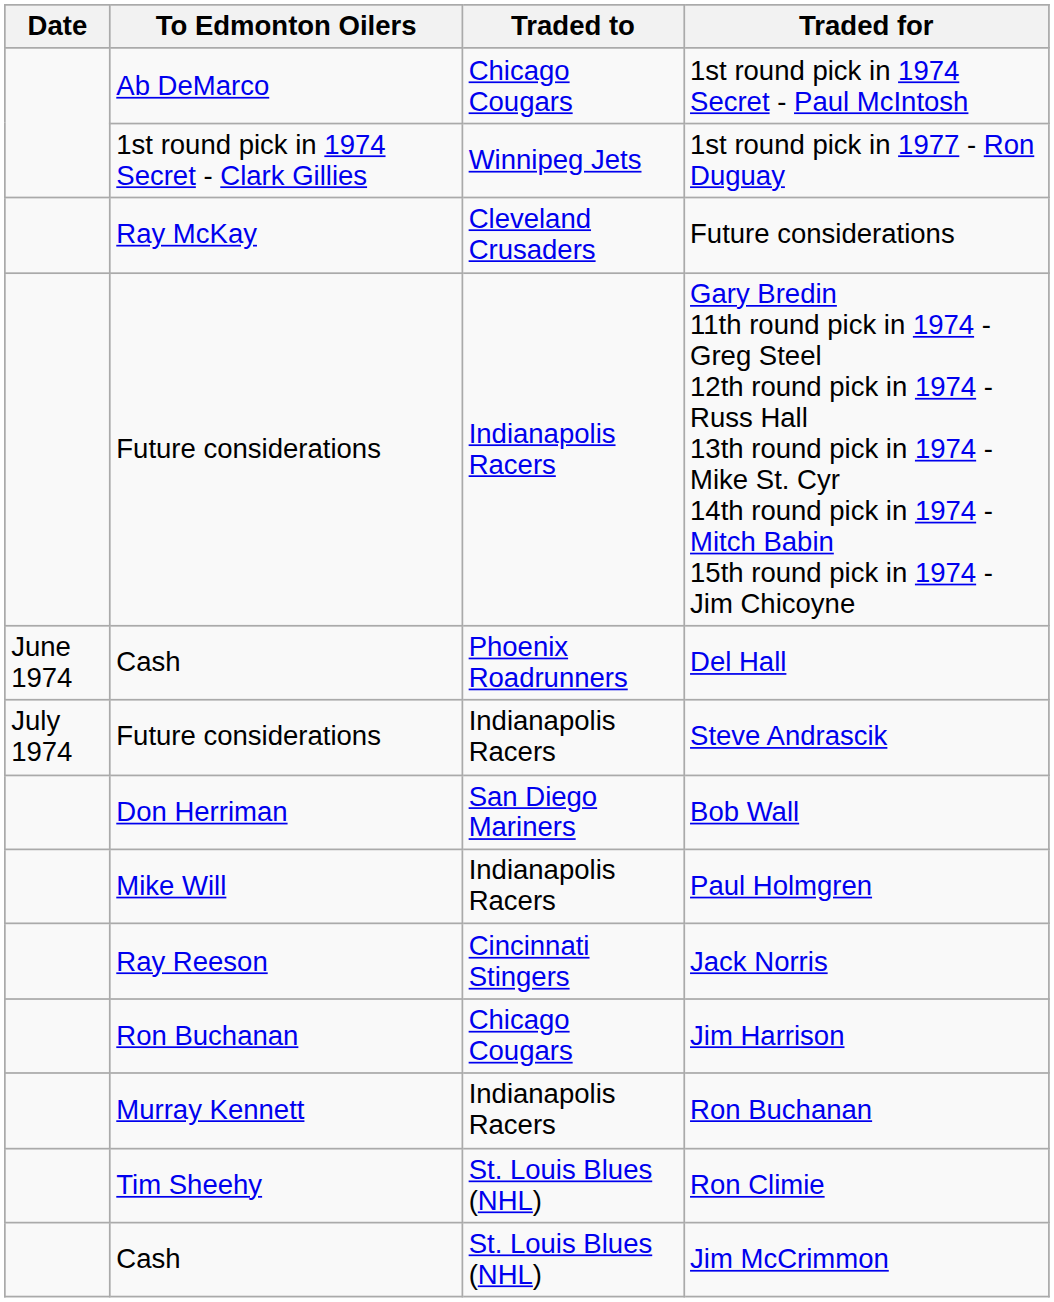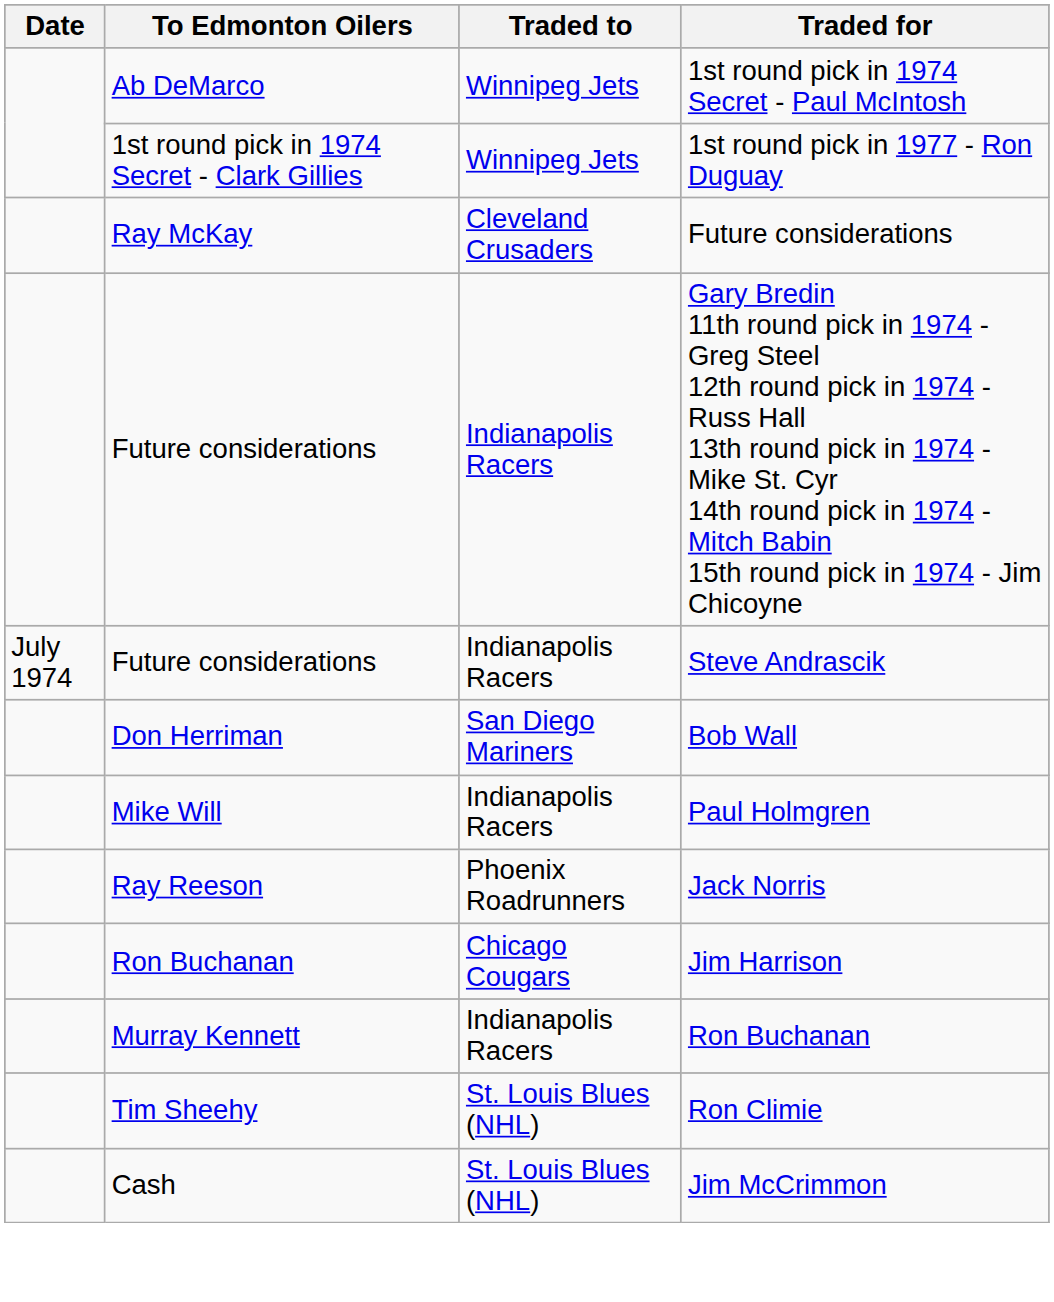(521, 85) Chicago Cougars -> (552, 85) Winnipeg Jets
- row: (738, 662)
(529, 960) Cincinnati Stingers -> (546, 886) Phoenix Roadrunners
